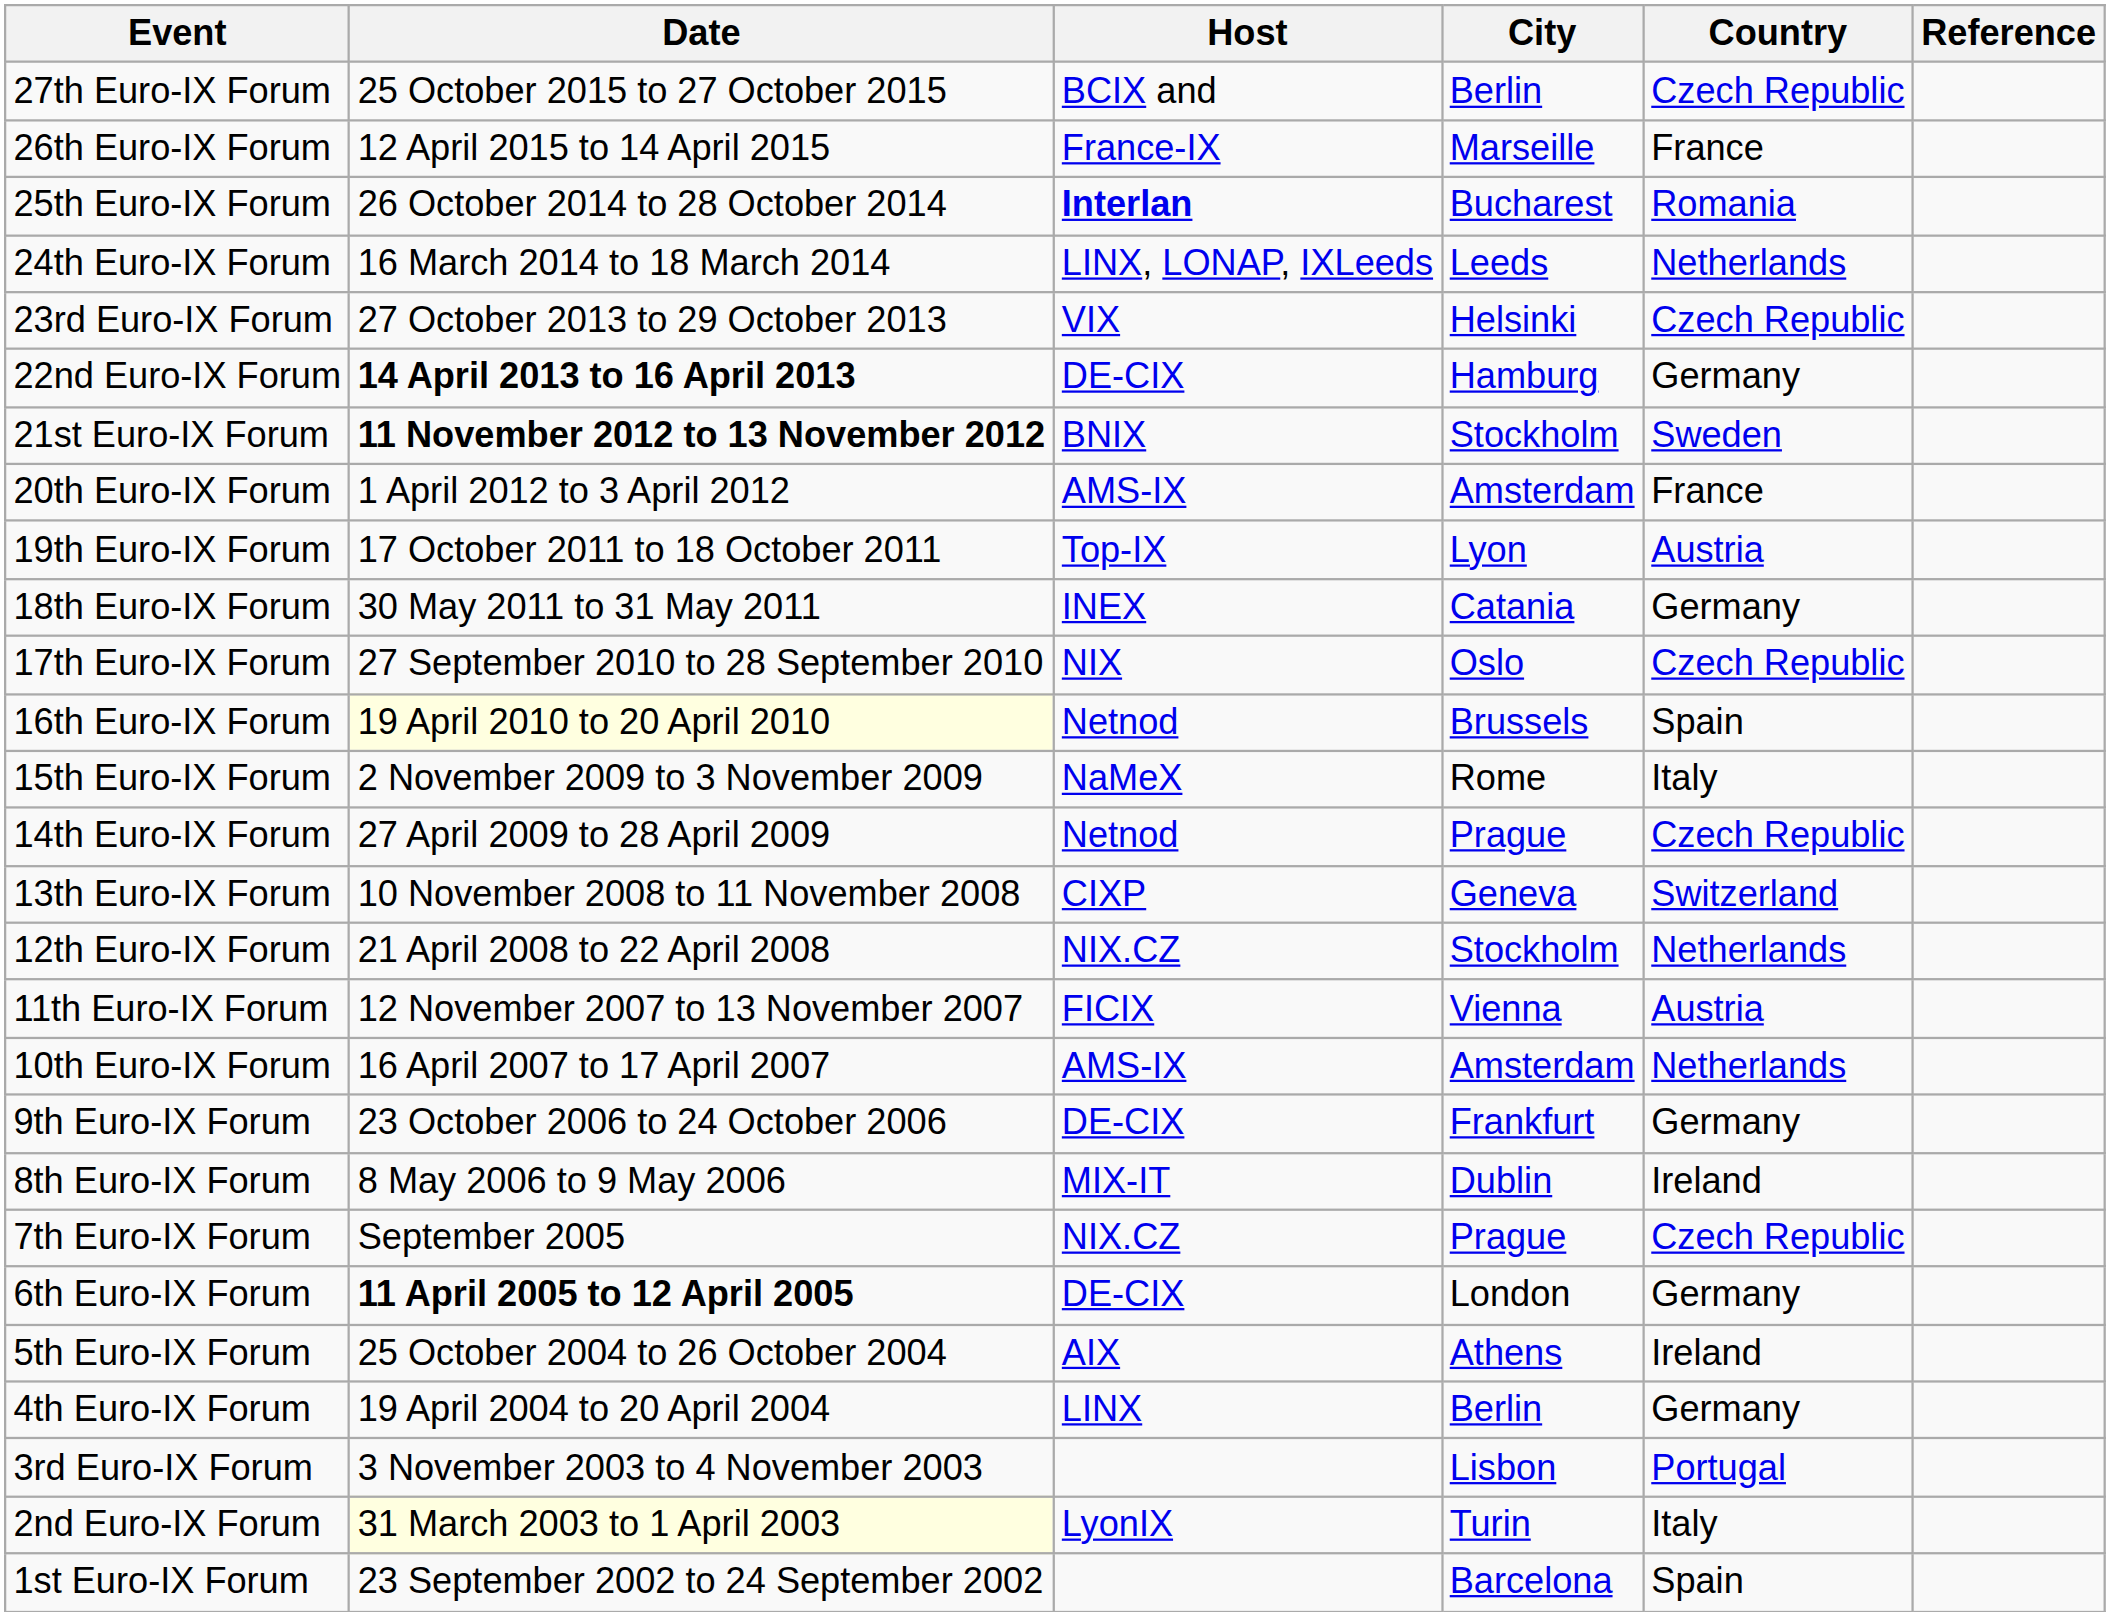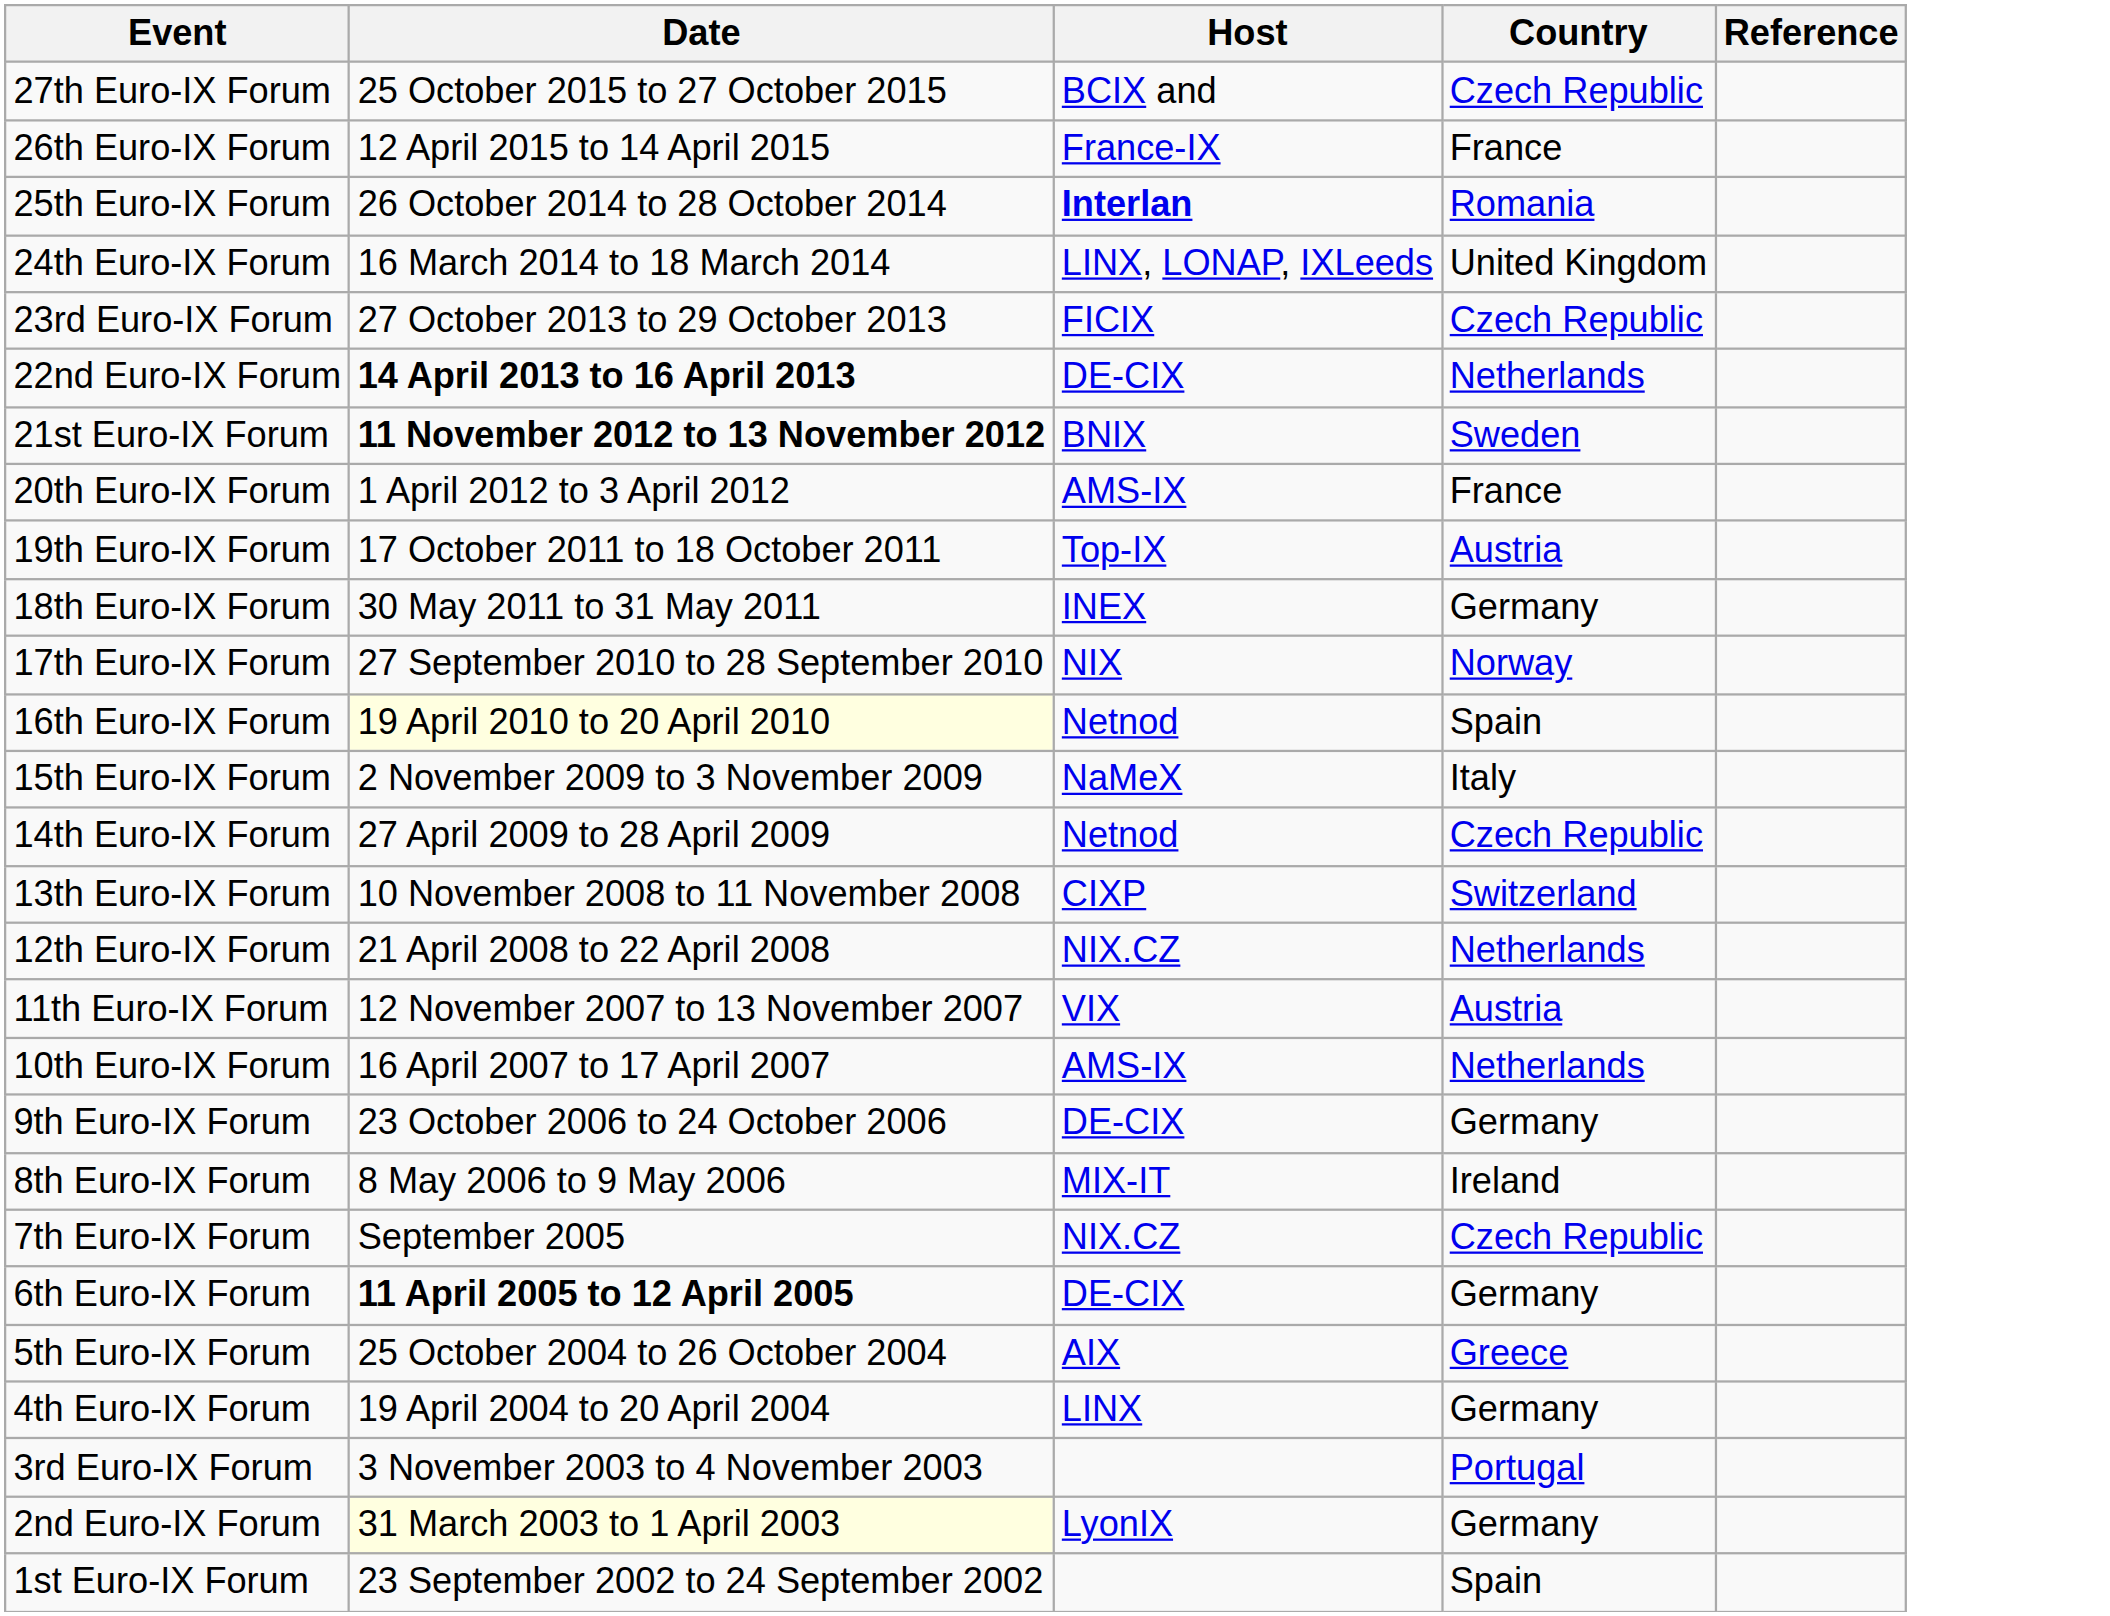- column: (1542, 33)
(1749, 262) Netherlands -> (1578, 262) United Kingdom
(1091, 319) VIX -> (1108, 319) FICIX
(1726, 377) Germany -> (1547, 377) Netherlands
(1778, 663) Czech Republic -> (1511, 663) Norway
(1108, 1008) FICIX -> (1091, 1008) VIX
(1707, 1352) Ireland -> (1509, 1352) Greece
(1684, 1524) Italy -> (1524, 1524) Germany
